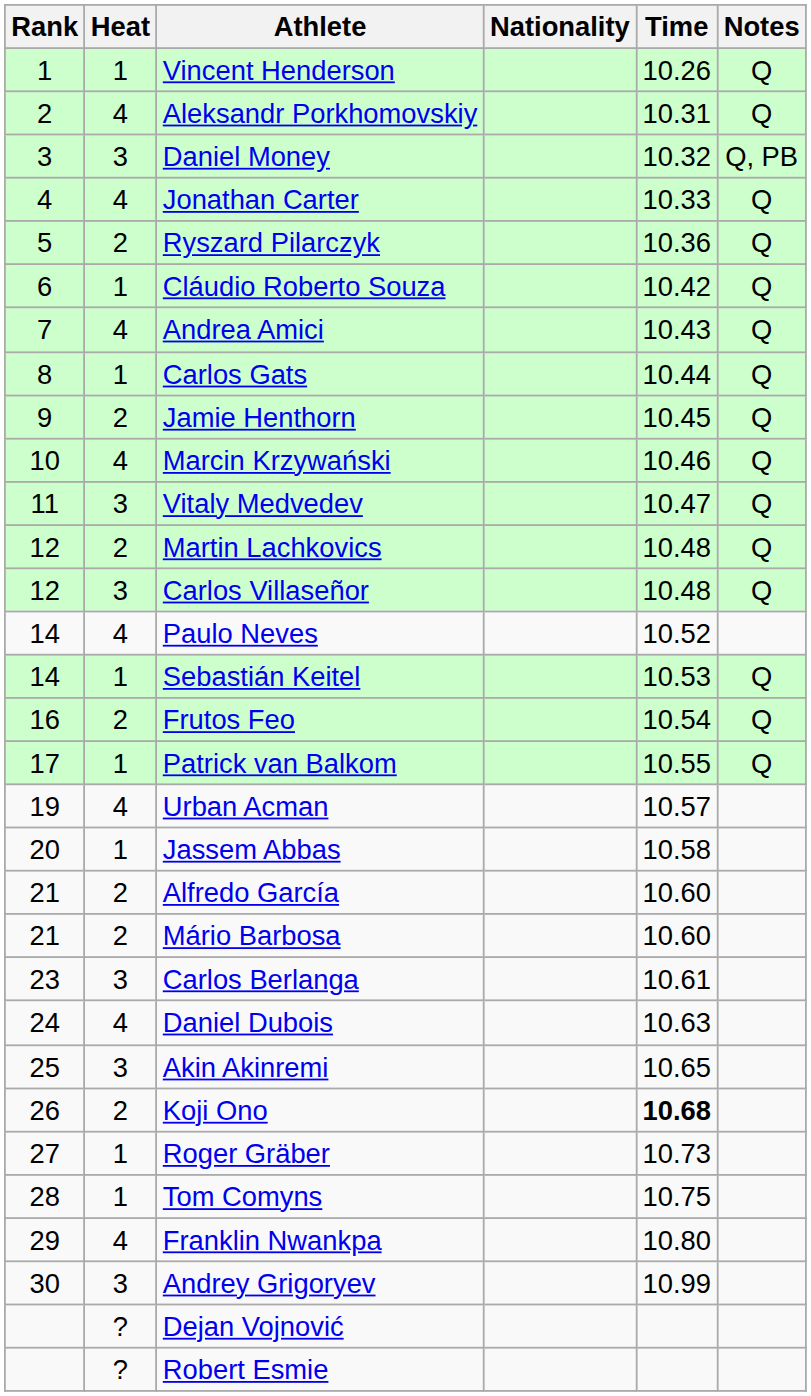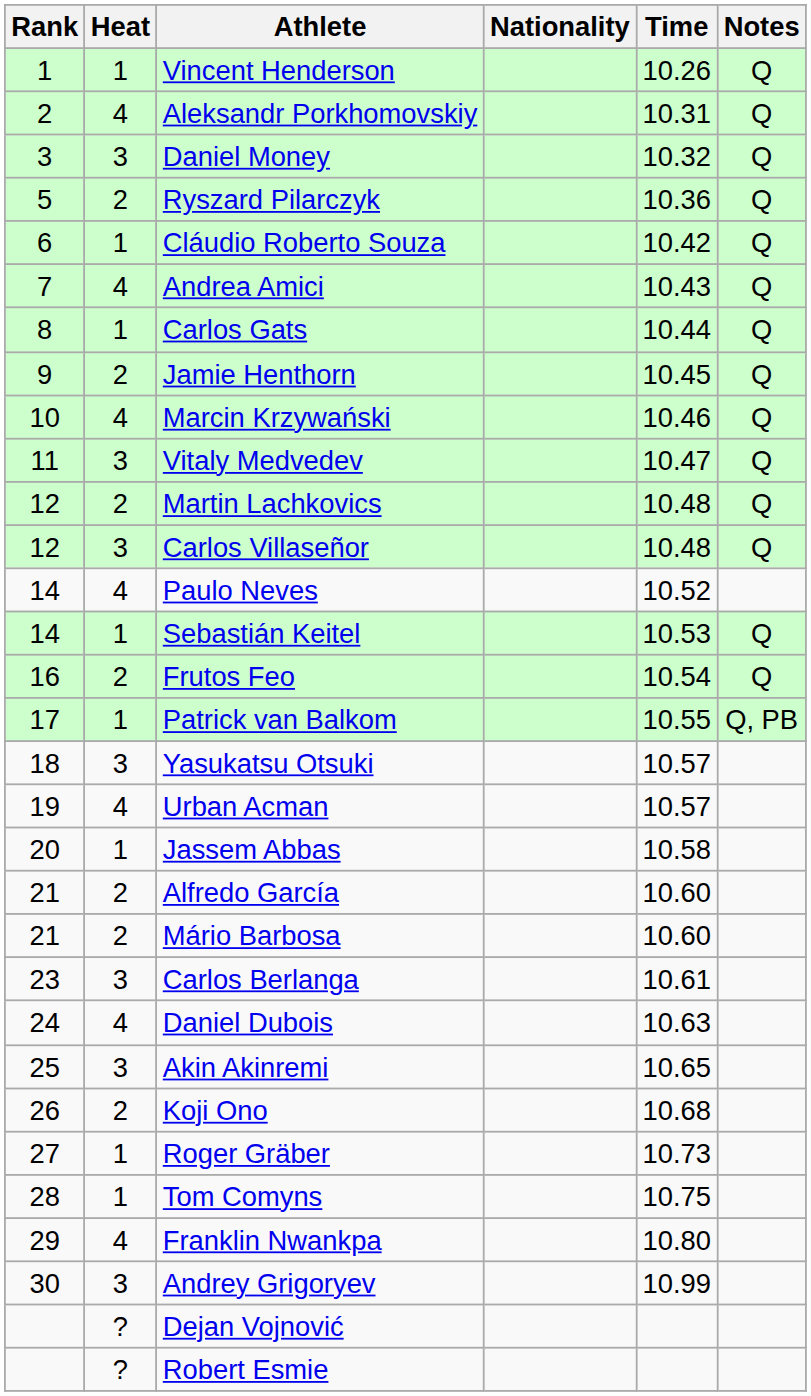(762, 157) Q, PB -> (762, 157) Q
- row: (261, 200)
(762, 763) Q -> (762, 720) Q, PB
+ row: (268, 763)
(677, 1110) bold -> (677, 1110) normal
